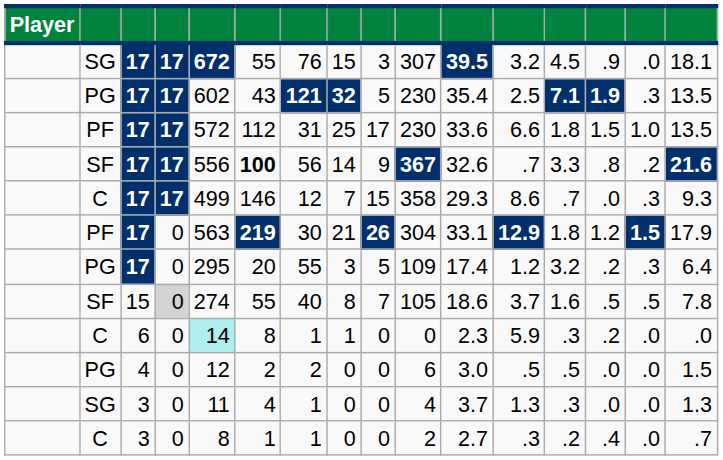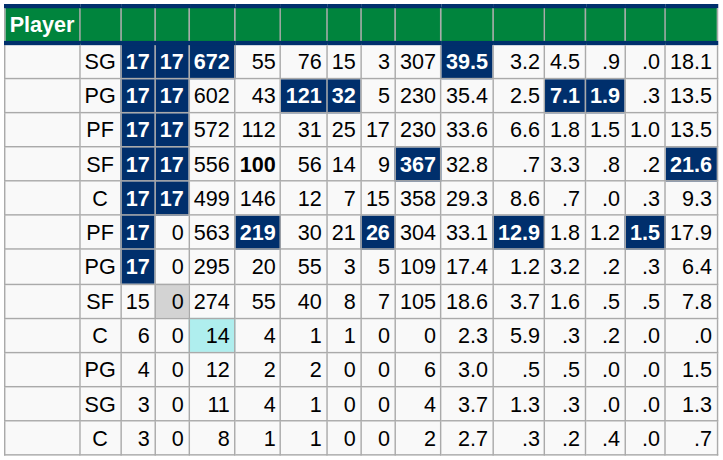(467, 164) 32.6 -> (467, 164) 32.8
(270, 335) 8 -> (270, 335) 4
